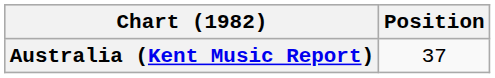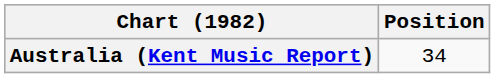(434, 56) 37 -> (434, 56) 34
